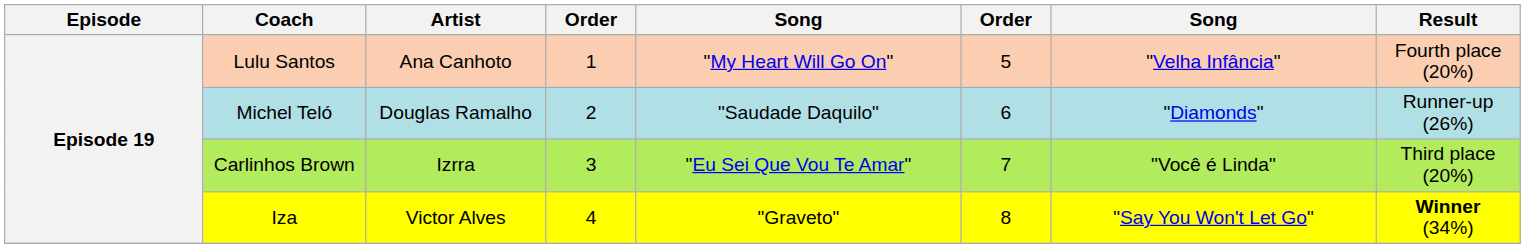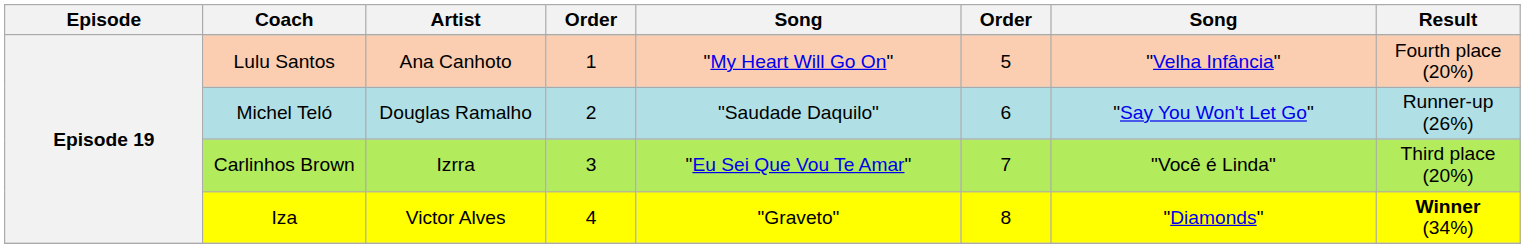(1213, 113) "Diamonds" -> (1213, 113) "Say You Won't Let Go"
(1213, 217) "Say You Won't Let Go" -> (1213, 217) "Diamonds"
